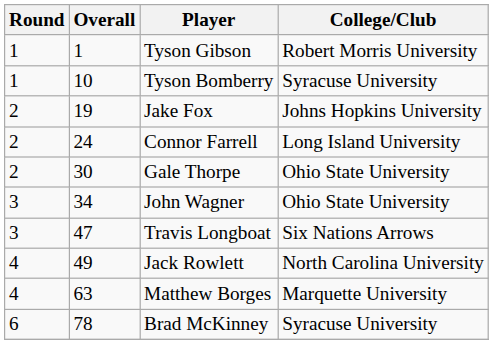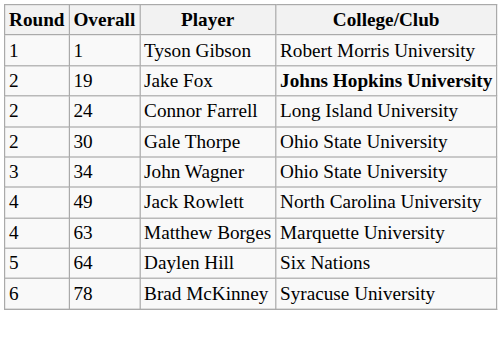- row: (209, 80)
(382, 111) normal -> (386, 80) bold
- row: (207, 232)
+ row: (189, 263)
